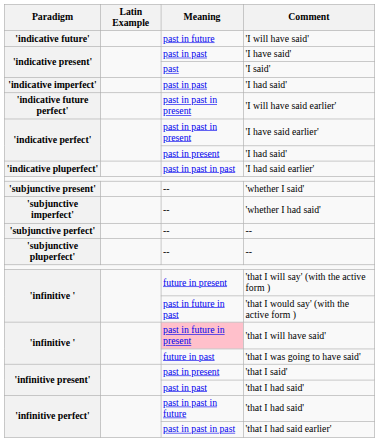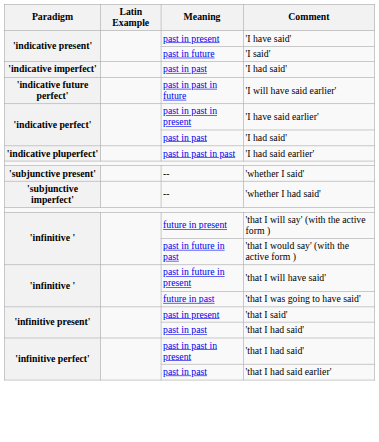- row: (53, 38)
(185, 54) past in past -> (191, 38) past in present
(171, 69) past -> (189, 54) past in future
(190, 106) past in past in present -> (190, 90) past in past in future
(191, 153) past in present -> (185, 138) past in past
- row: (53, 230)
- row: (53, 251)
(194, 335) pink background -> (194, 278) no background
(190, 408) past in past in future -> (190, 351) past in past in present
(199, 429) past in past in past -> (185, 372) past in past
